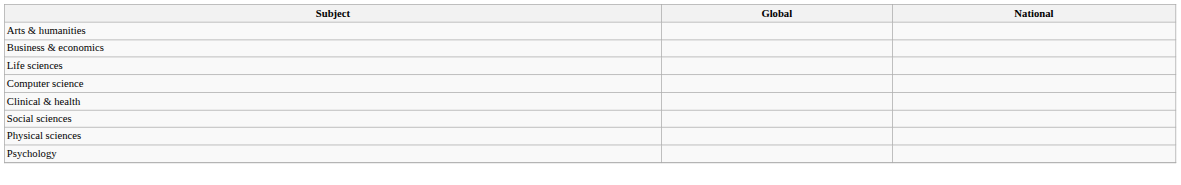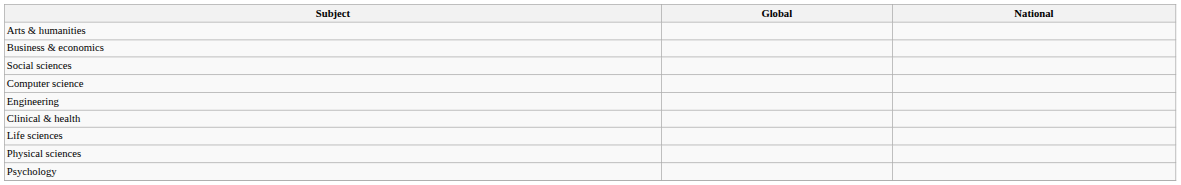rows swapped: (39, 119) <-> (35, 66)
+ row: (33, 101)
